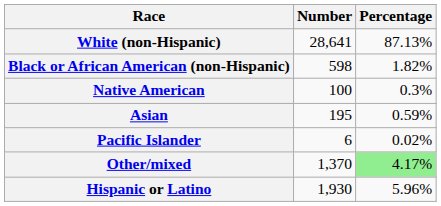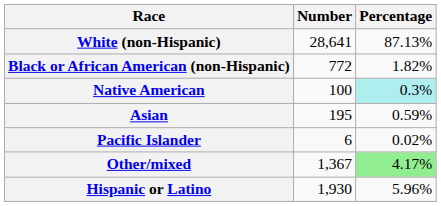(340, 66) 598 -> (340, 66) 772
(416, 90) no background -> (416, 90) paleturquoise background
(335, 164) 1,370 -> (335, 164) 1,367
